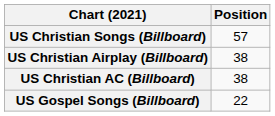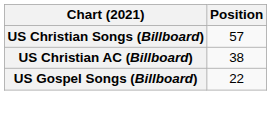- row: (108, 57)
